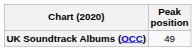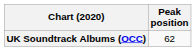(170, 38) 49 -> (170, 38) 62
